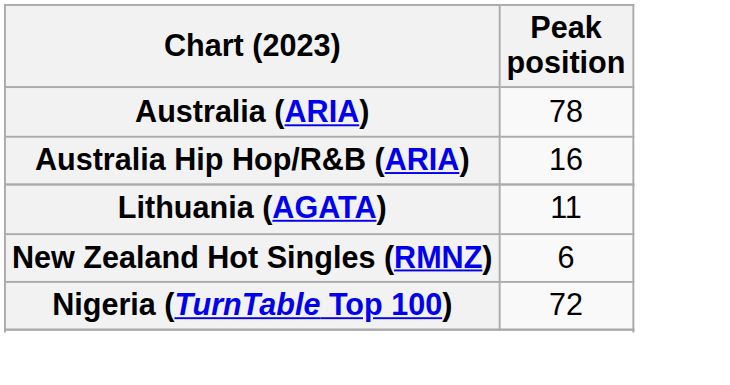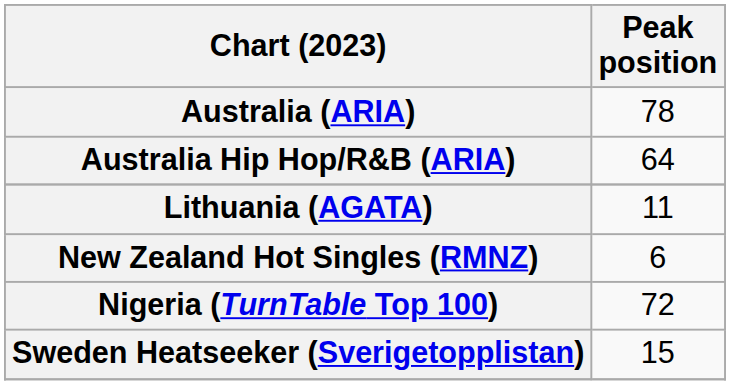(566, 160) 16 -> (658, 160) 64
+ row: (298, 353)
